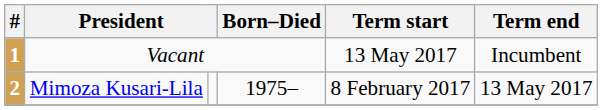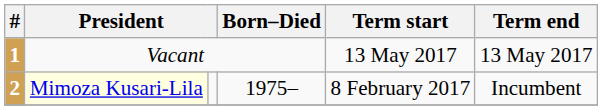(536, 54) Incumbent -> (536, 54) 13 May 2017
(116, 88) no background -> (116, 88) lightyellow background
(536, 88) 13 May 2017 -> (536, 88) Incumbent
